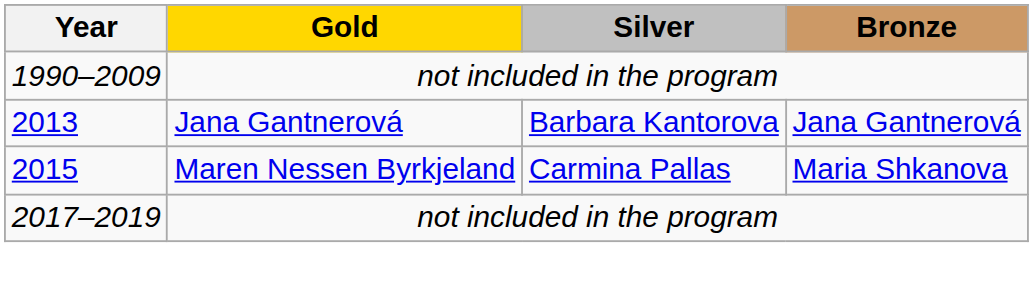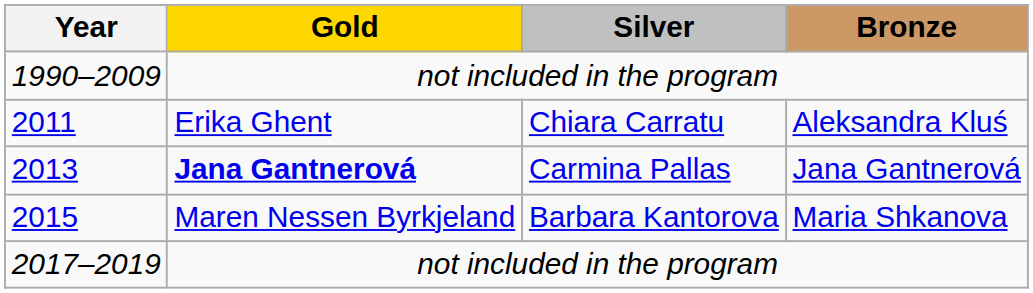+ row: (44, 122)
(289, 122) normal -> (295, 169) bold
(654, 122) Barbara Kantorova -> (630, 169) Carmina Pallas
(630, 169) Carmina Pallas -> (654, 216) Barbara Kantorova
